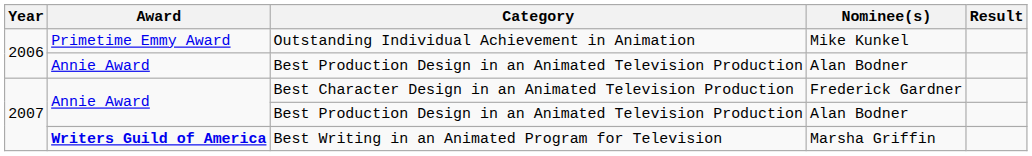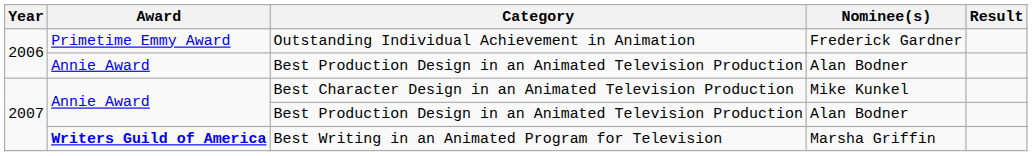(859, 41) Mike Kunkel -> (886, 41) Frederick Gardner
(886, 90) Frederick Gardner -> (859, 90) Mike Kunkel
